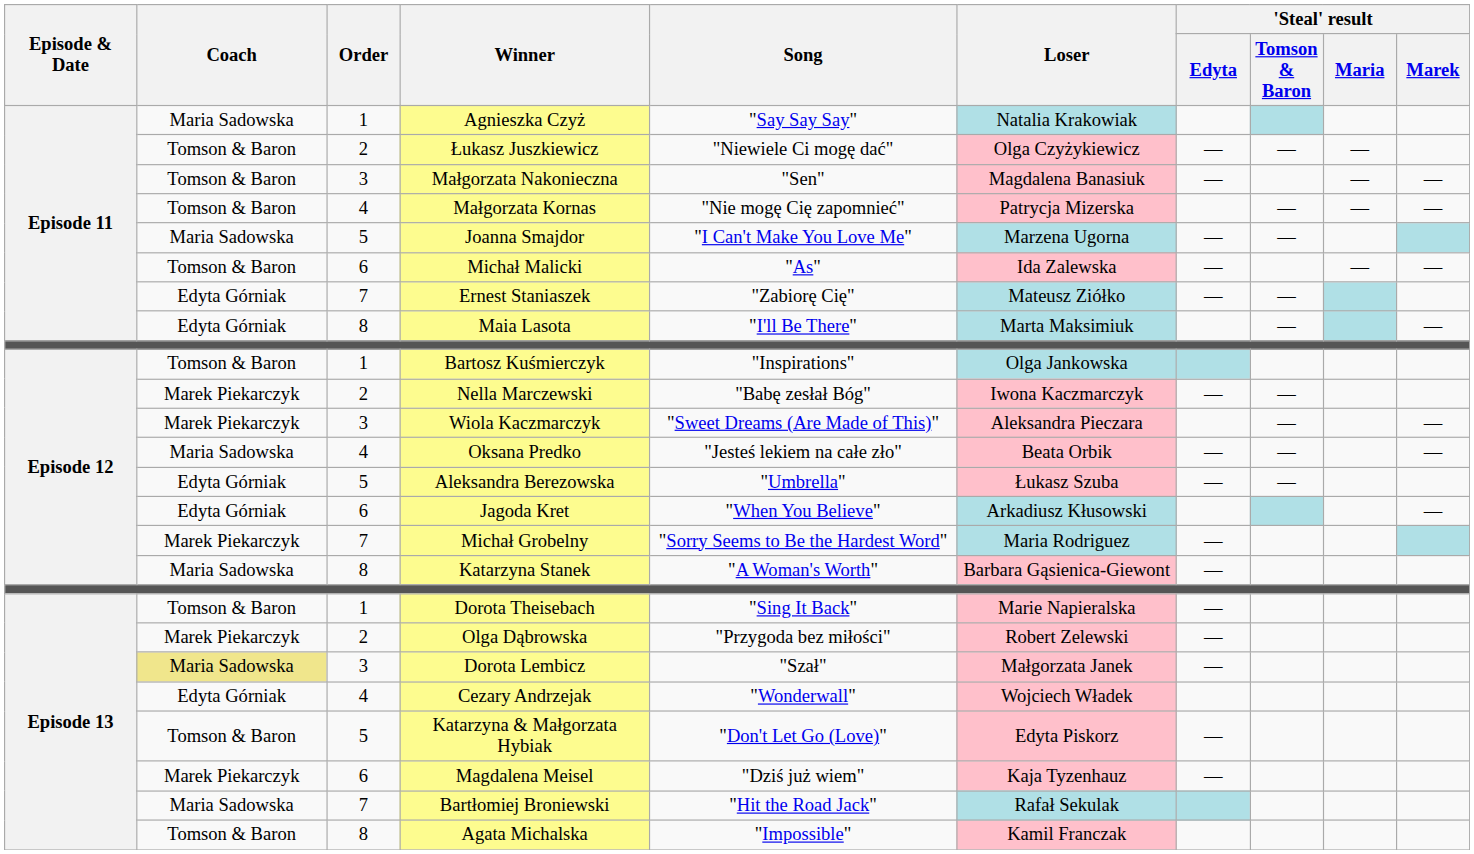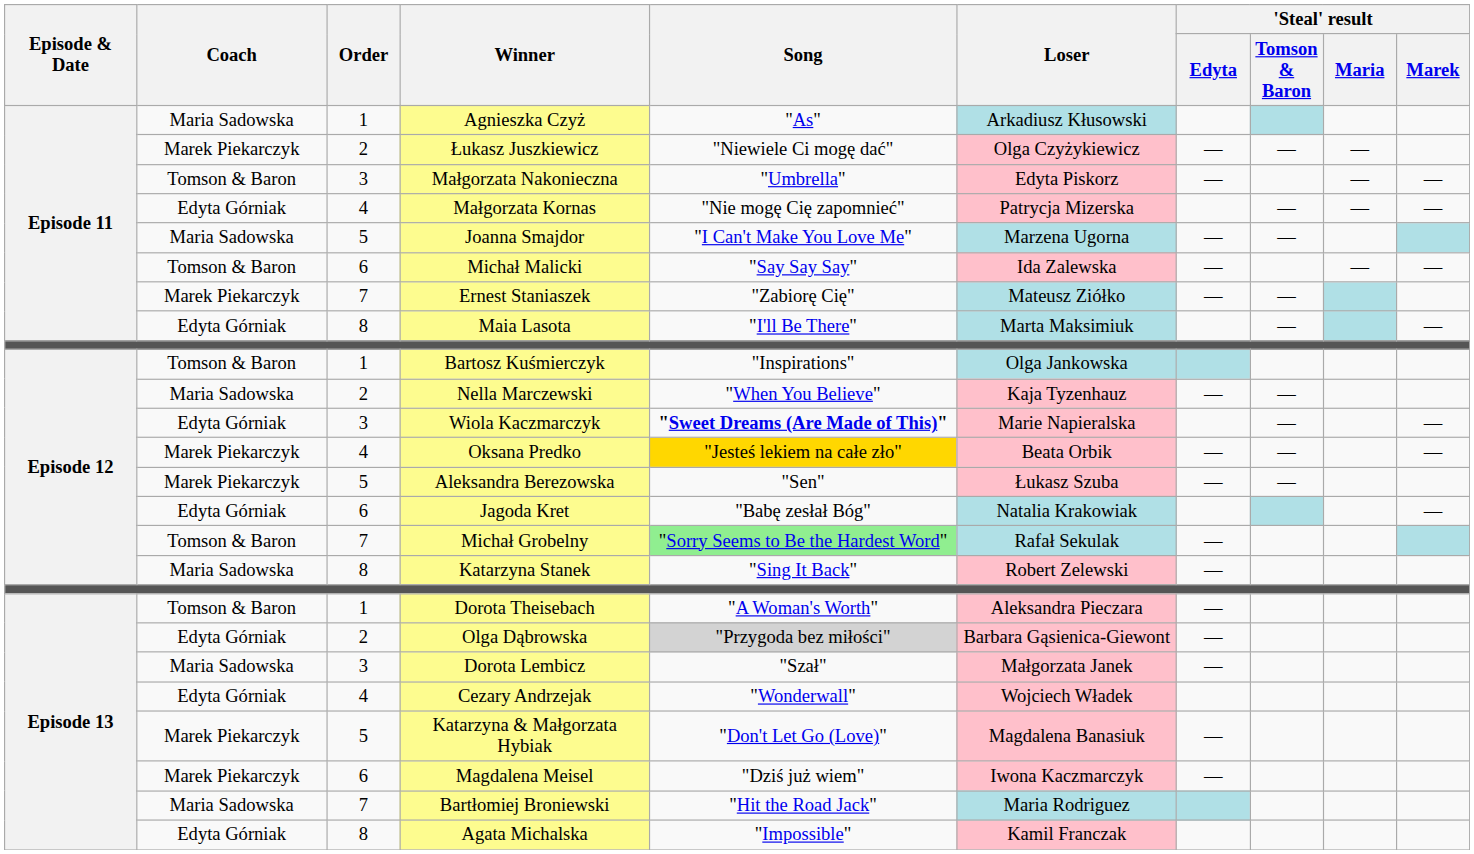(803, 119) "Say Say Say" -> (803, 119) "As"
(1067, 119) Natalia Krakowiak -> (1067, 119) Arkadiusz Kłusowski
(232, 149) Tomson & Baron -> (232, 149) Marek Piekarczyk
(803, 178) "Sen" -> (803, 178) "Umbrella"
(1067, 178) Magdalena Banasiuk -> (1067, 178) Edyta Piskorz
(232, 208) Tomson & Baron -> (232, 208) Edyta Górniak
(803, 267) "As" -> (803, 267) "Say Say Say"
(232, 296) Edyta Górniak -> (232, 296) Marek Piekarczyk
(232, 393) Marek Piekarczyk -> (232, 393) Maria Sadowska
(803, 393) "Babę zesłał Bóg" -> (803, 393) "When You Believe"
(1067, 393) Iwona Kaczmarczyk -> (1067, 393) Kaja Tyzenhauz
(232, 422) Marek Piekarczyk -> (232, 422) Edyta Górniak
(803, 422) normal -> (803, 422) bold
(1067, 422) Aleksandra Pieczara -> (1067, 422) Marie Napieralska
(232, 452) Maria Sadowska -> (232, 452) Marek Piekarczyk
(803, 452) no background -> (803, 452) gold background
(232, 481) Edyta Górniak -> (232, 481) Marek Piekarczyk
(803, 481) "Umbrella" -> (803, 481) "Sen"
(803, 511) "When You Believe" -> (803, 511) "Babę zesłał Bóg"
(1067, 511) Arkadiusz Kłusowski -> (1067, 511) Natalia Krakowiak
(232, 540) Marek Piekarczyk -> (232, 540) Tomson & Baron
(803, 540) no background -> (803, 540) lightgreen background
(1067, 540) Maria Rodriguez -> (1067, 540) Rafał Sekulak
(803, 569) "A Woman's Worth" -> (803, 569) "Sing It Back"
(1067, 569) Barbara Gąsienica-Giewont -> (1067, 569) Robert Zelewski
(803, 607) "Sing It Back" -> (803, 607) "A Woman's Worth"
(1067, 607) Marie Napieralska -> (1067, 607) Aleksandra Pieczara
(232, 637) Marek Piekarczyk -> (232, 637) Edyta Górniak
(803, 637) no background -> (803, 637) lightgrey background
(1067, 637) Robert Zelewski -> (1067, 637) Barbara Gąsienica-Giewont
(232, 666) khaki background -> (232, 666) no background
(232, 736) Tomson & Baron -> (232, 736) Marek Piekarczyk
(1067, 736) Edyta Piskorz -> (1067, 736) Magdalena Banasiuk
(1067, 775) Kaja Tyzenhauz -> (1067, 775) Iwona Kaczmarczyk
(1067, 805) Rafał Sekulak -> (1067, 805) Maria Rodriguez
(232, 834) Tomson & Baron -> (232, 834) Edyta Górniak
